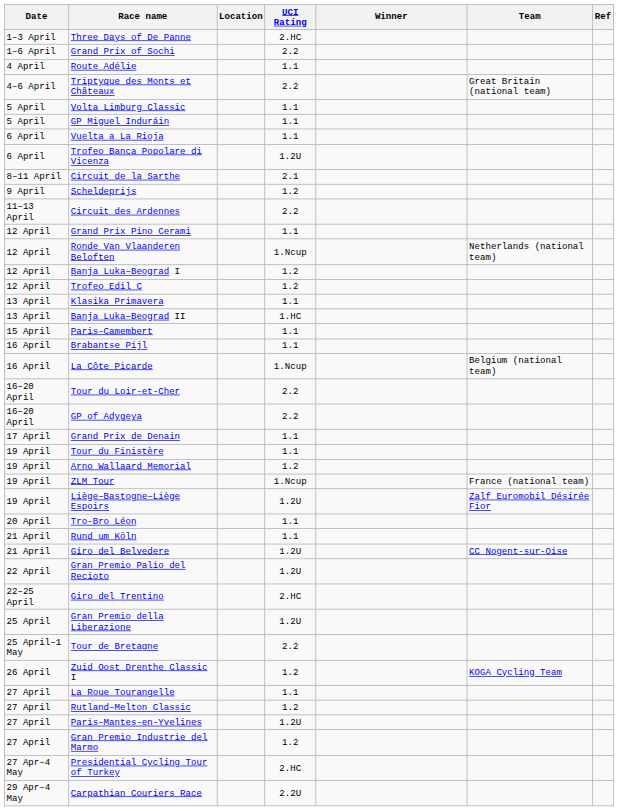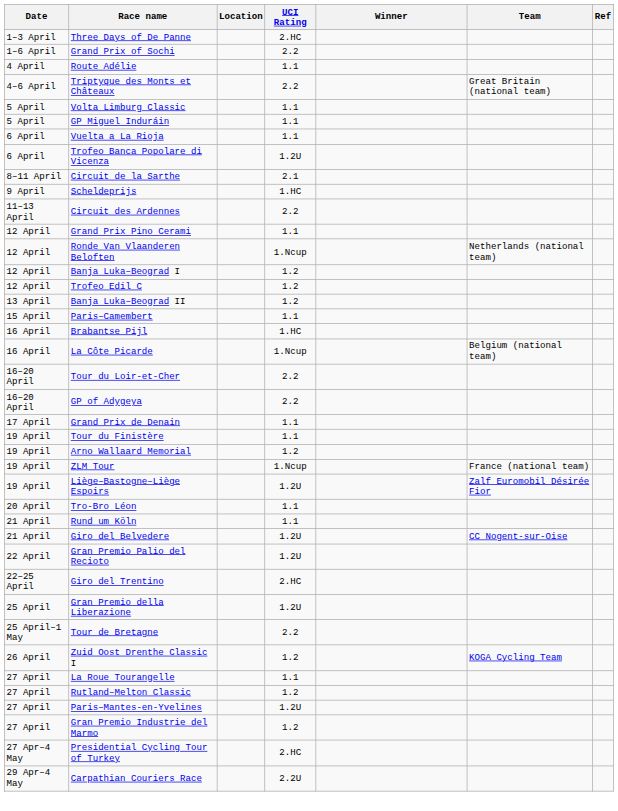(290, 192) 1.2 -> (290, 192) 1.HC
- row: (117, 302)
(290, 316) 1.HC -> (290, 302) 1.2
(290, 346) 1.1 -> (290, 331) 1.HC
